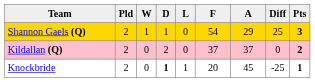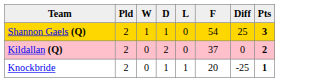- column: (248, 13)
(166, 68) bold -> (166, 68) normal
